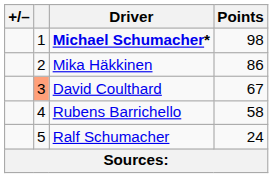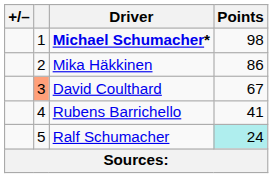(255, 112) 58 -> (255, 112) 41
(255, 136) no background -> (255, 136) paleturquoise background
